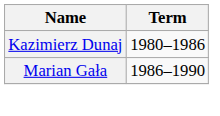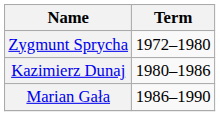+ row: (68, 44)
